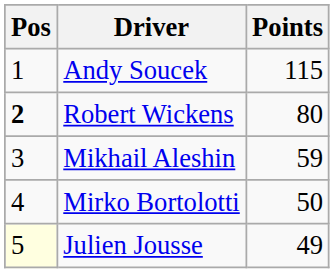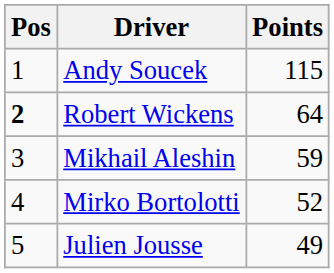(310, 114) 80 -> (310, 114) 64
(310, 202) 50 -> (310, 202) 52
(18, 245) lightyellow background -> (18, 245) no background
